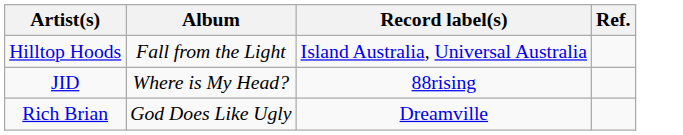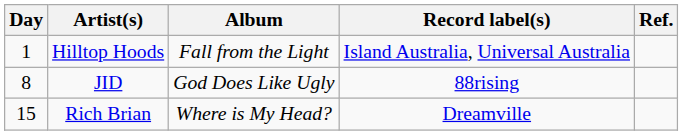+ column: (26, 20)
(211, 82) Where is My Head? -> (254, 82) God Does Like Ugly
(211, 113) God Does Like Ugly -> (254, 113) Where is My Head?
